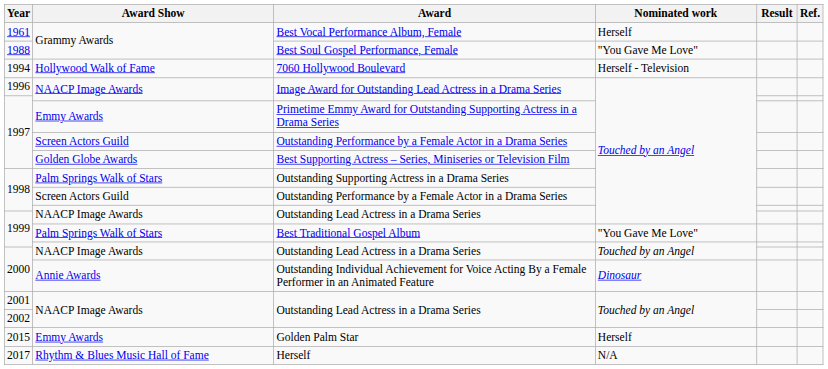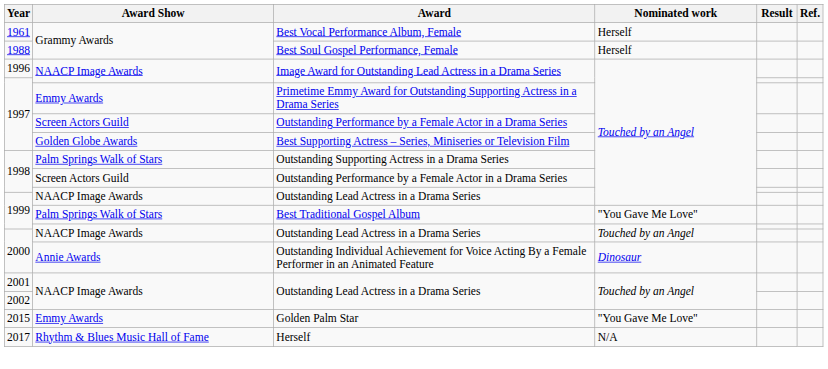(648, 50) "You Gave Me Love" -> (615, 50) Herself
- row: (19, 68)
(615, 337) Herself -> (648, 318) "You Gave Me Love"
